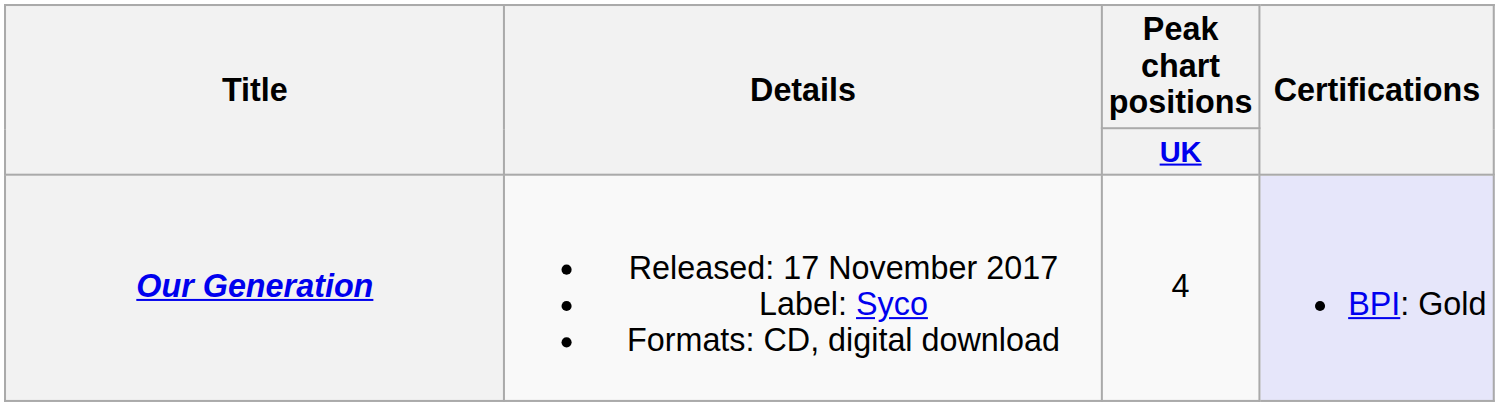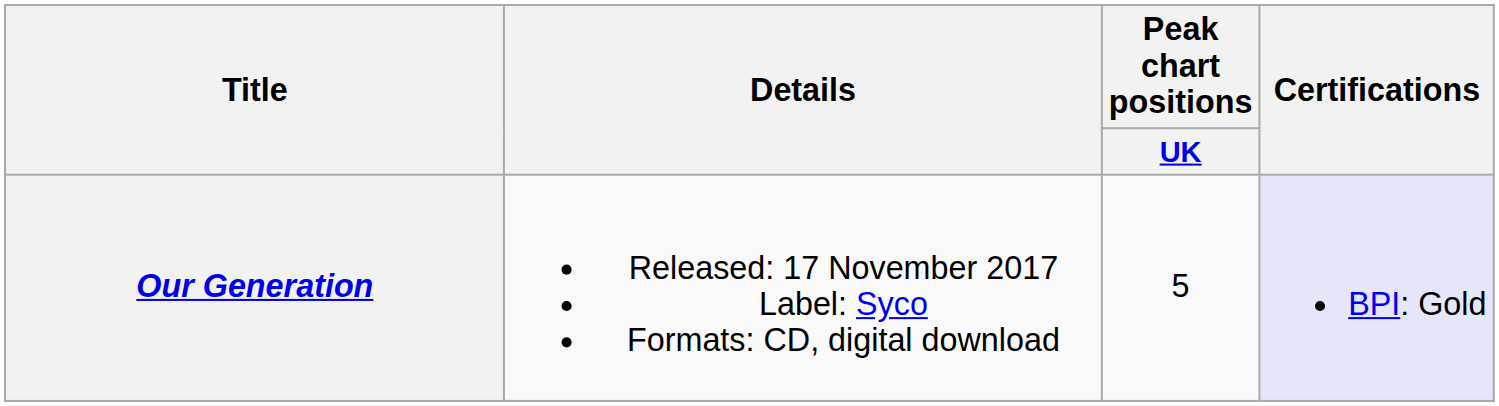(1181, 286) 4 -> (1181, 286) 5
